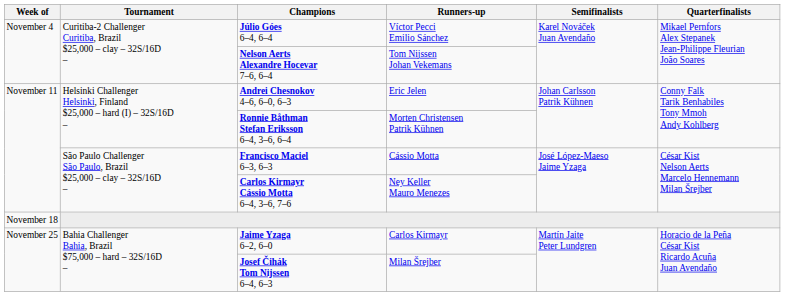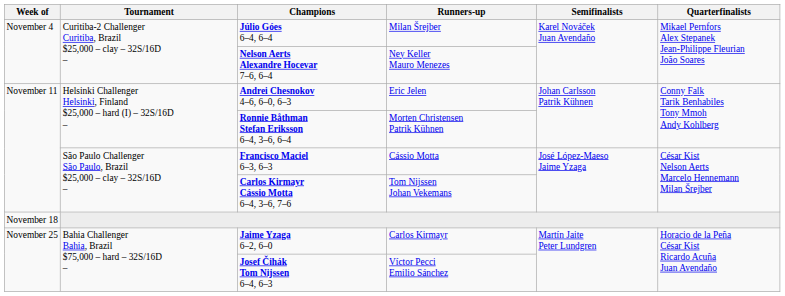(419, 32) Víctor Pecci Emilio Sánchez -> (415, 27) Milan Šrejber
(420, 59) Tom Nijssen Johan Vekemans -> (419, 59) Ney Keller Mauro Menezes
(419, 187) Ney Keller Mauro Menezes -> (420, 187) Tom Nijssen Johan Vekemans
(415, 261) Milan Šrejber -> (419, 267) Víctor Pecci Emilio Sánchez
